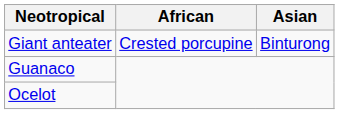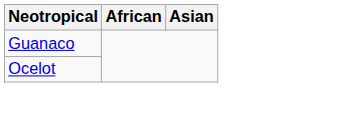- row: (60, 43)
